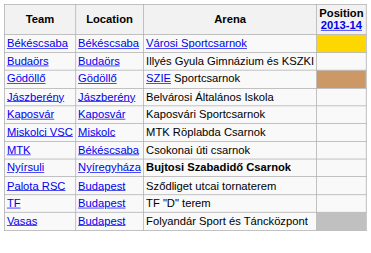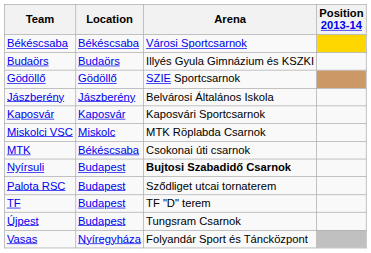(109, 168) Nyíregyháza -> (102, 168) Budapest
+ row: (23, 221)
(102, 221) Budapest -> (109, 239) Nyíregyháza
